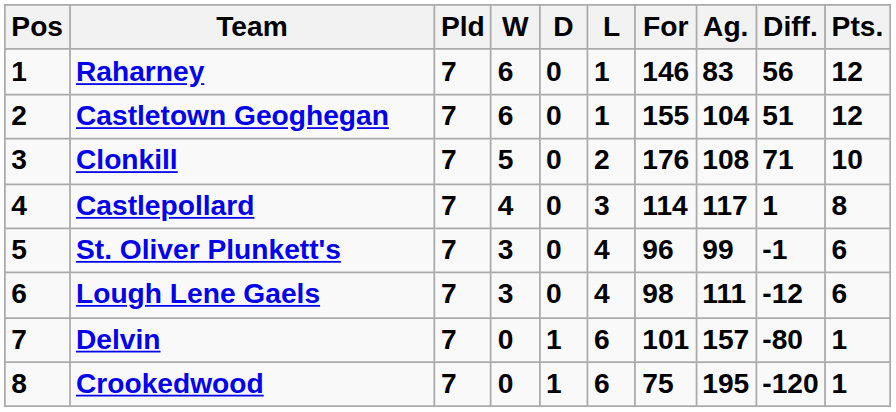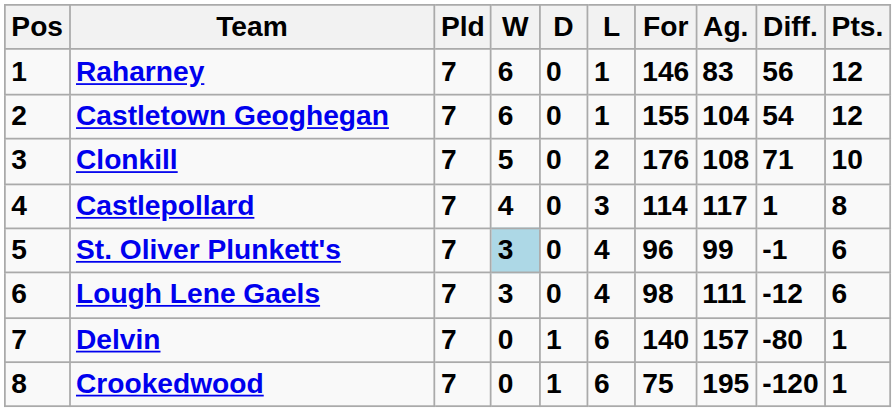(778, 116) 51 -> (778, 116) 54
(506, 250) no background -> (506, 250) lightblue background
(666, 339) 101 -> (666, 339) 140
